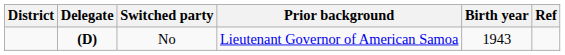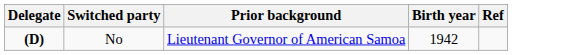- column: (31, 15)
(497, 38) 1943 -> (444, 38) 1942
